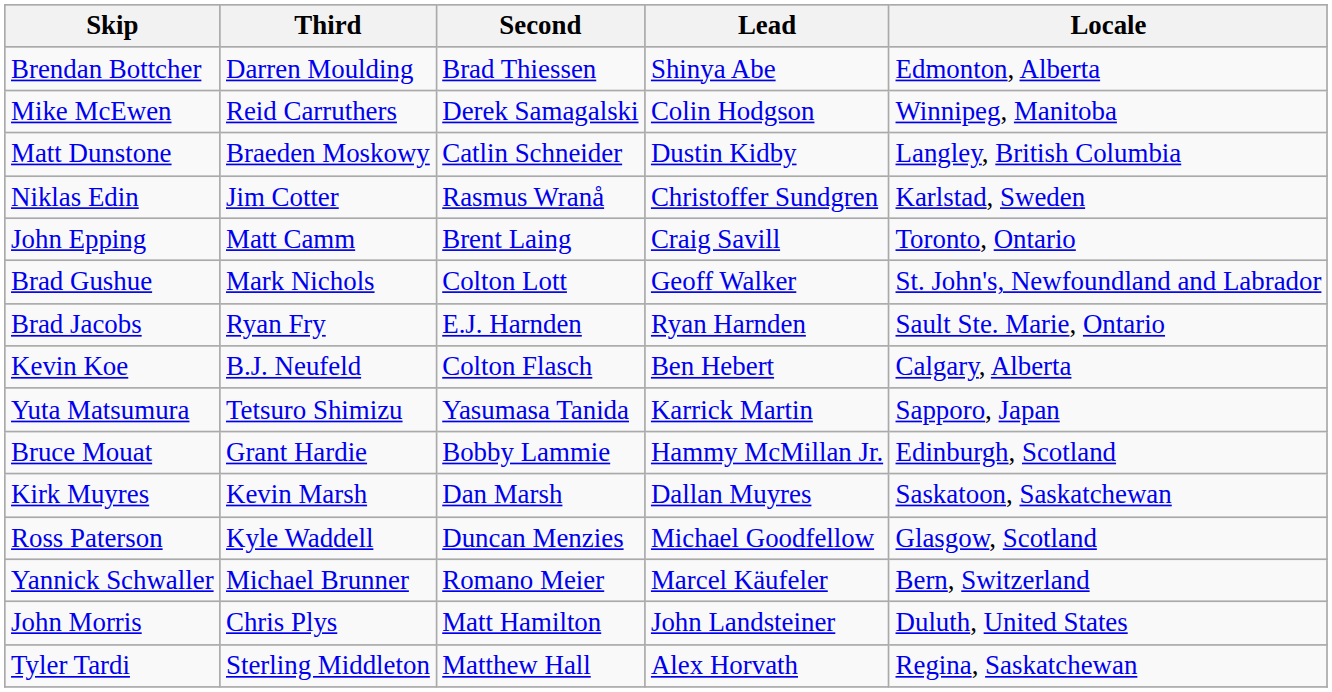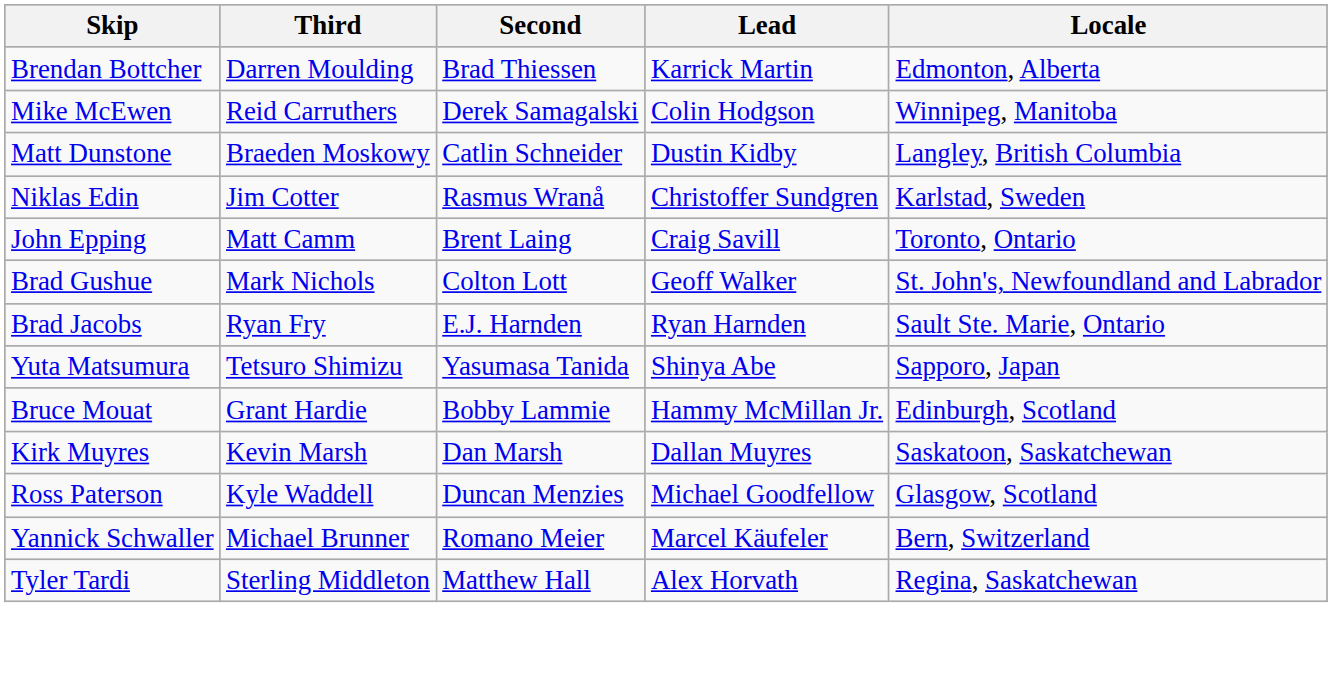(713, 68) Shinya Abe -> (732, 68) Karrick Martin
- row: (70, 366)
(732, 409) Karrick Martin -> (713, 366) Shinya Abe
- row: (76, 622)
